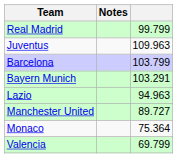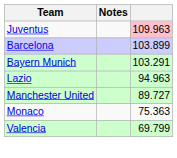- row: (35, 29)
(151, 46) no background -> (151, 29) pink background
(151, 62) 103.799 -> (151, 46) 103.899
(154, 128) 75.364 -> (154, 112) 75.363
